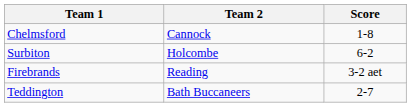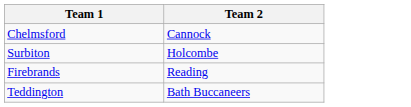- column: (365, 14)
